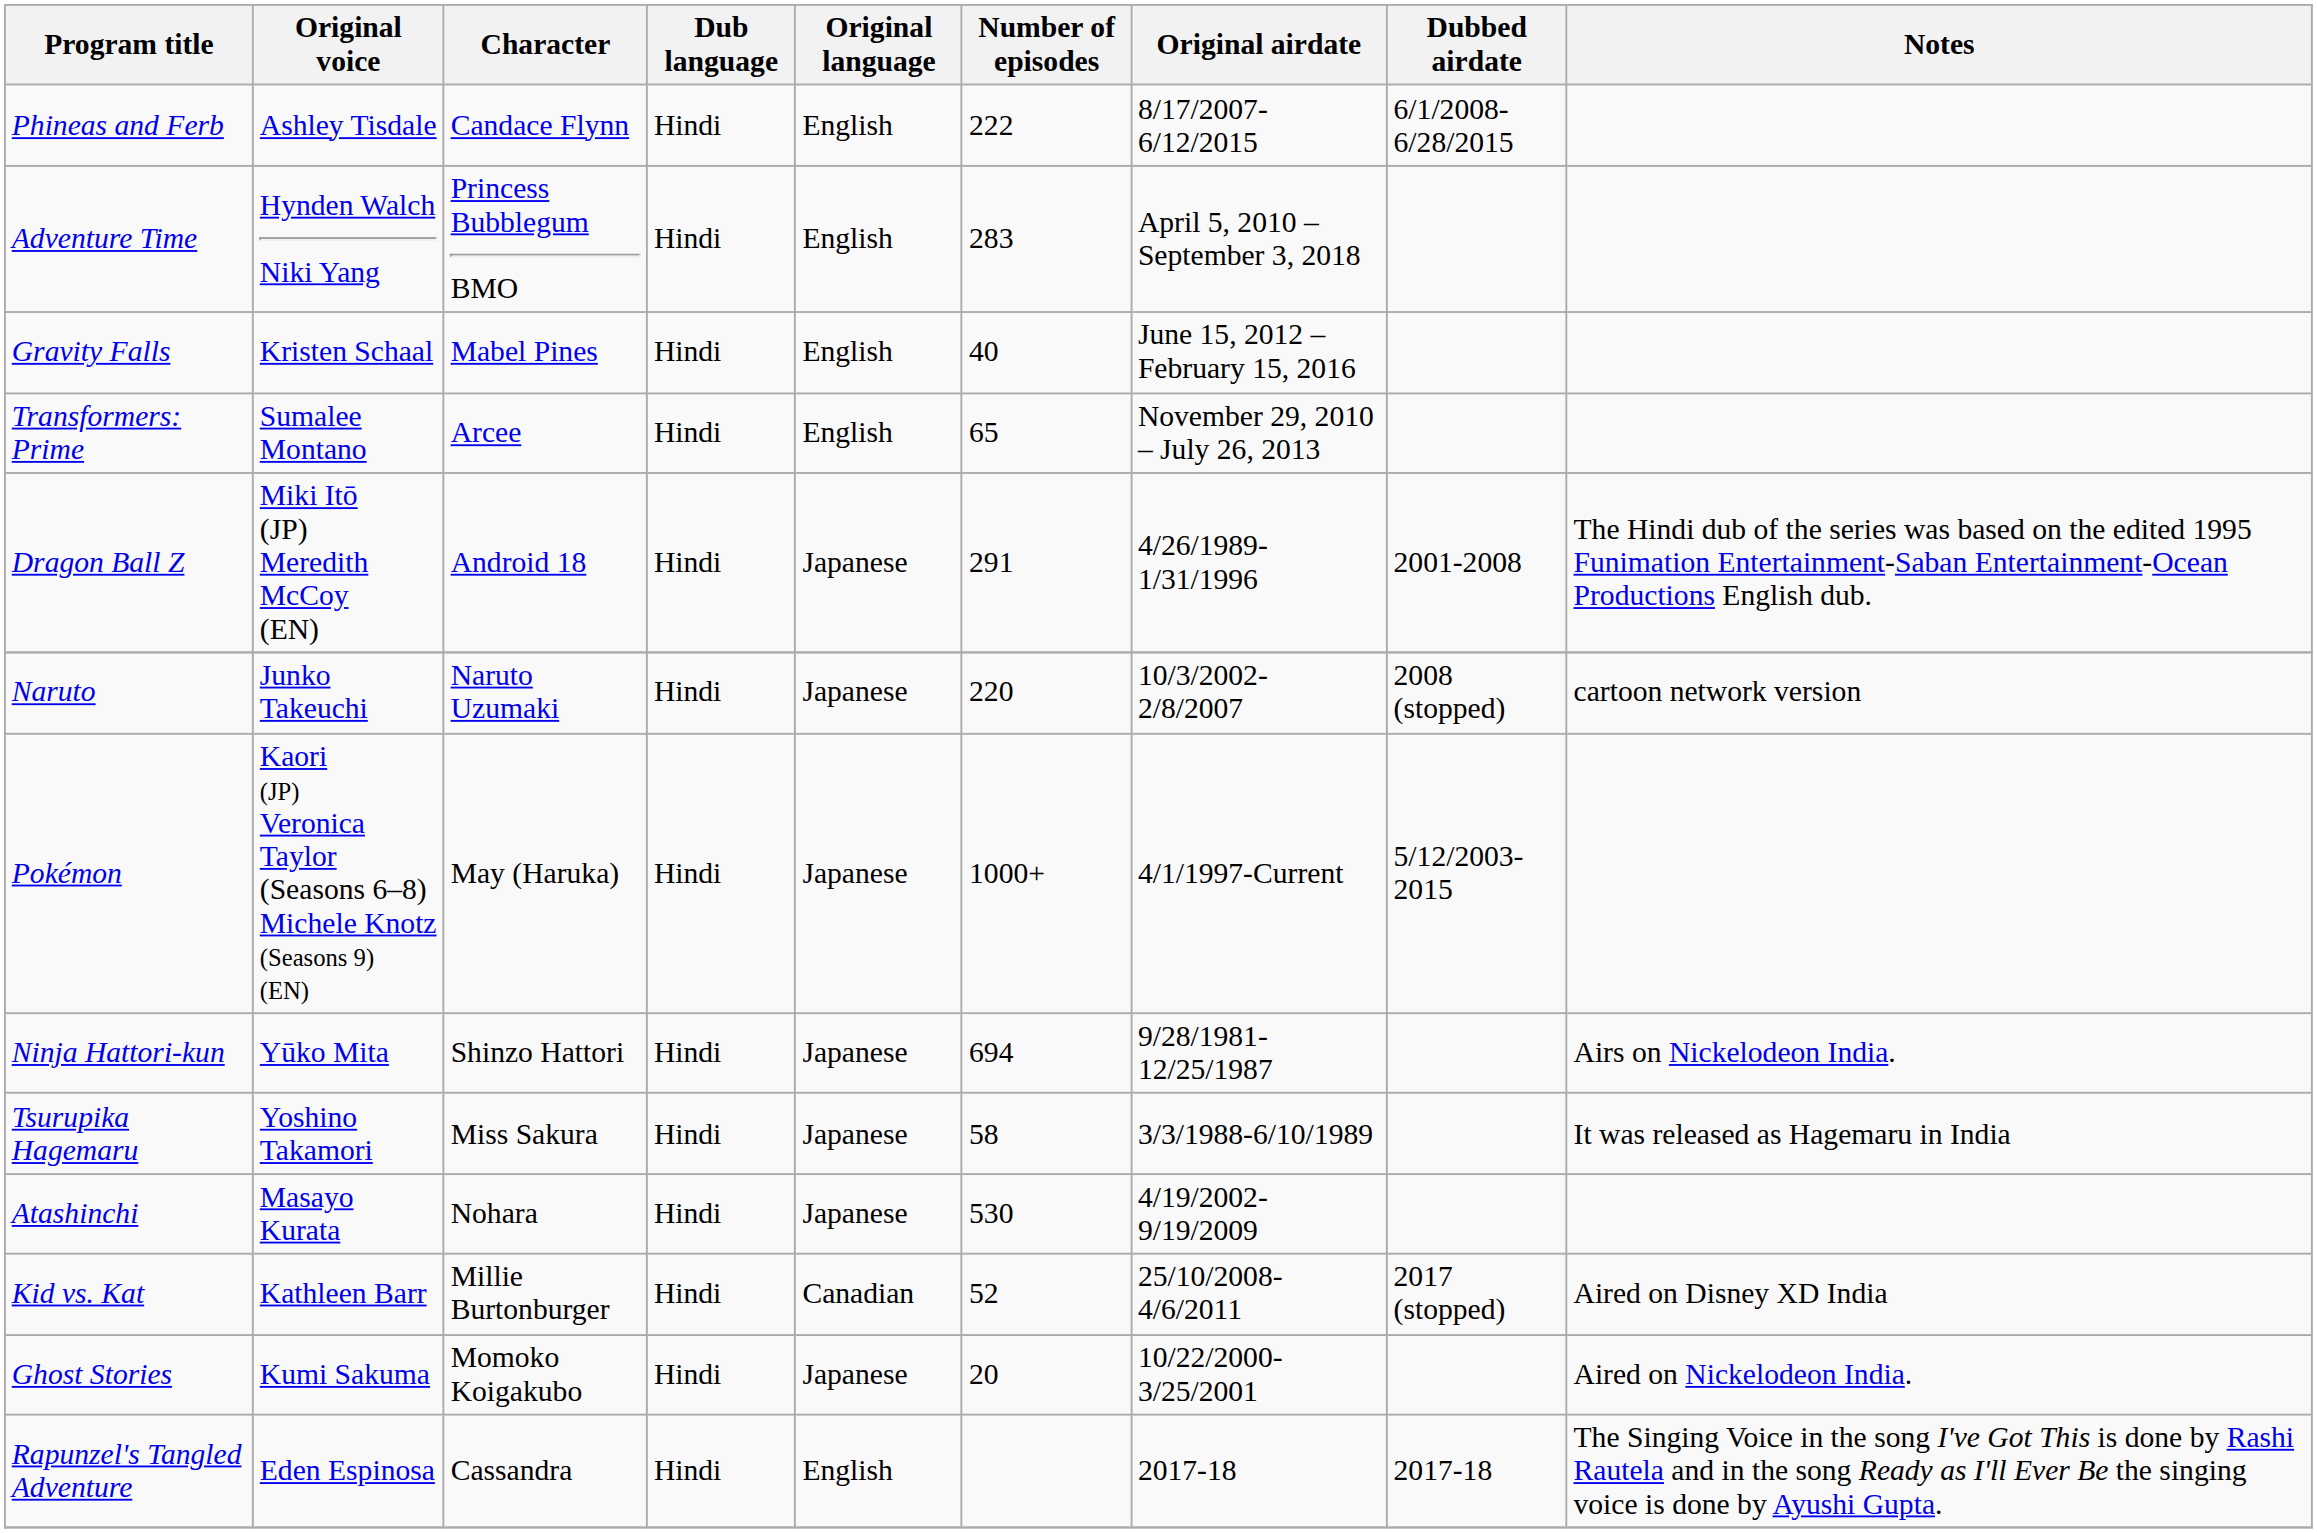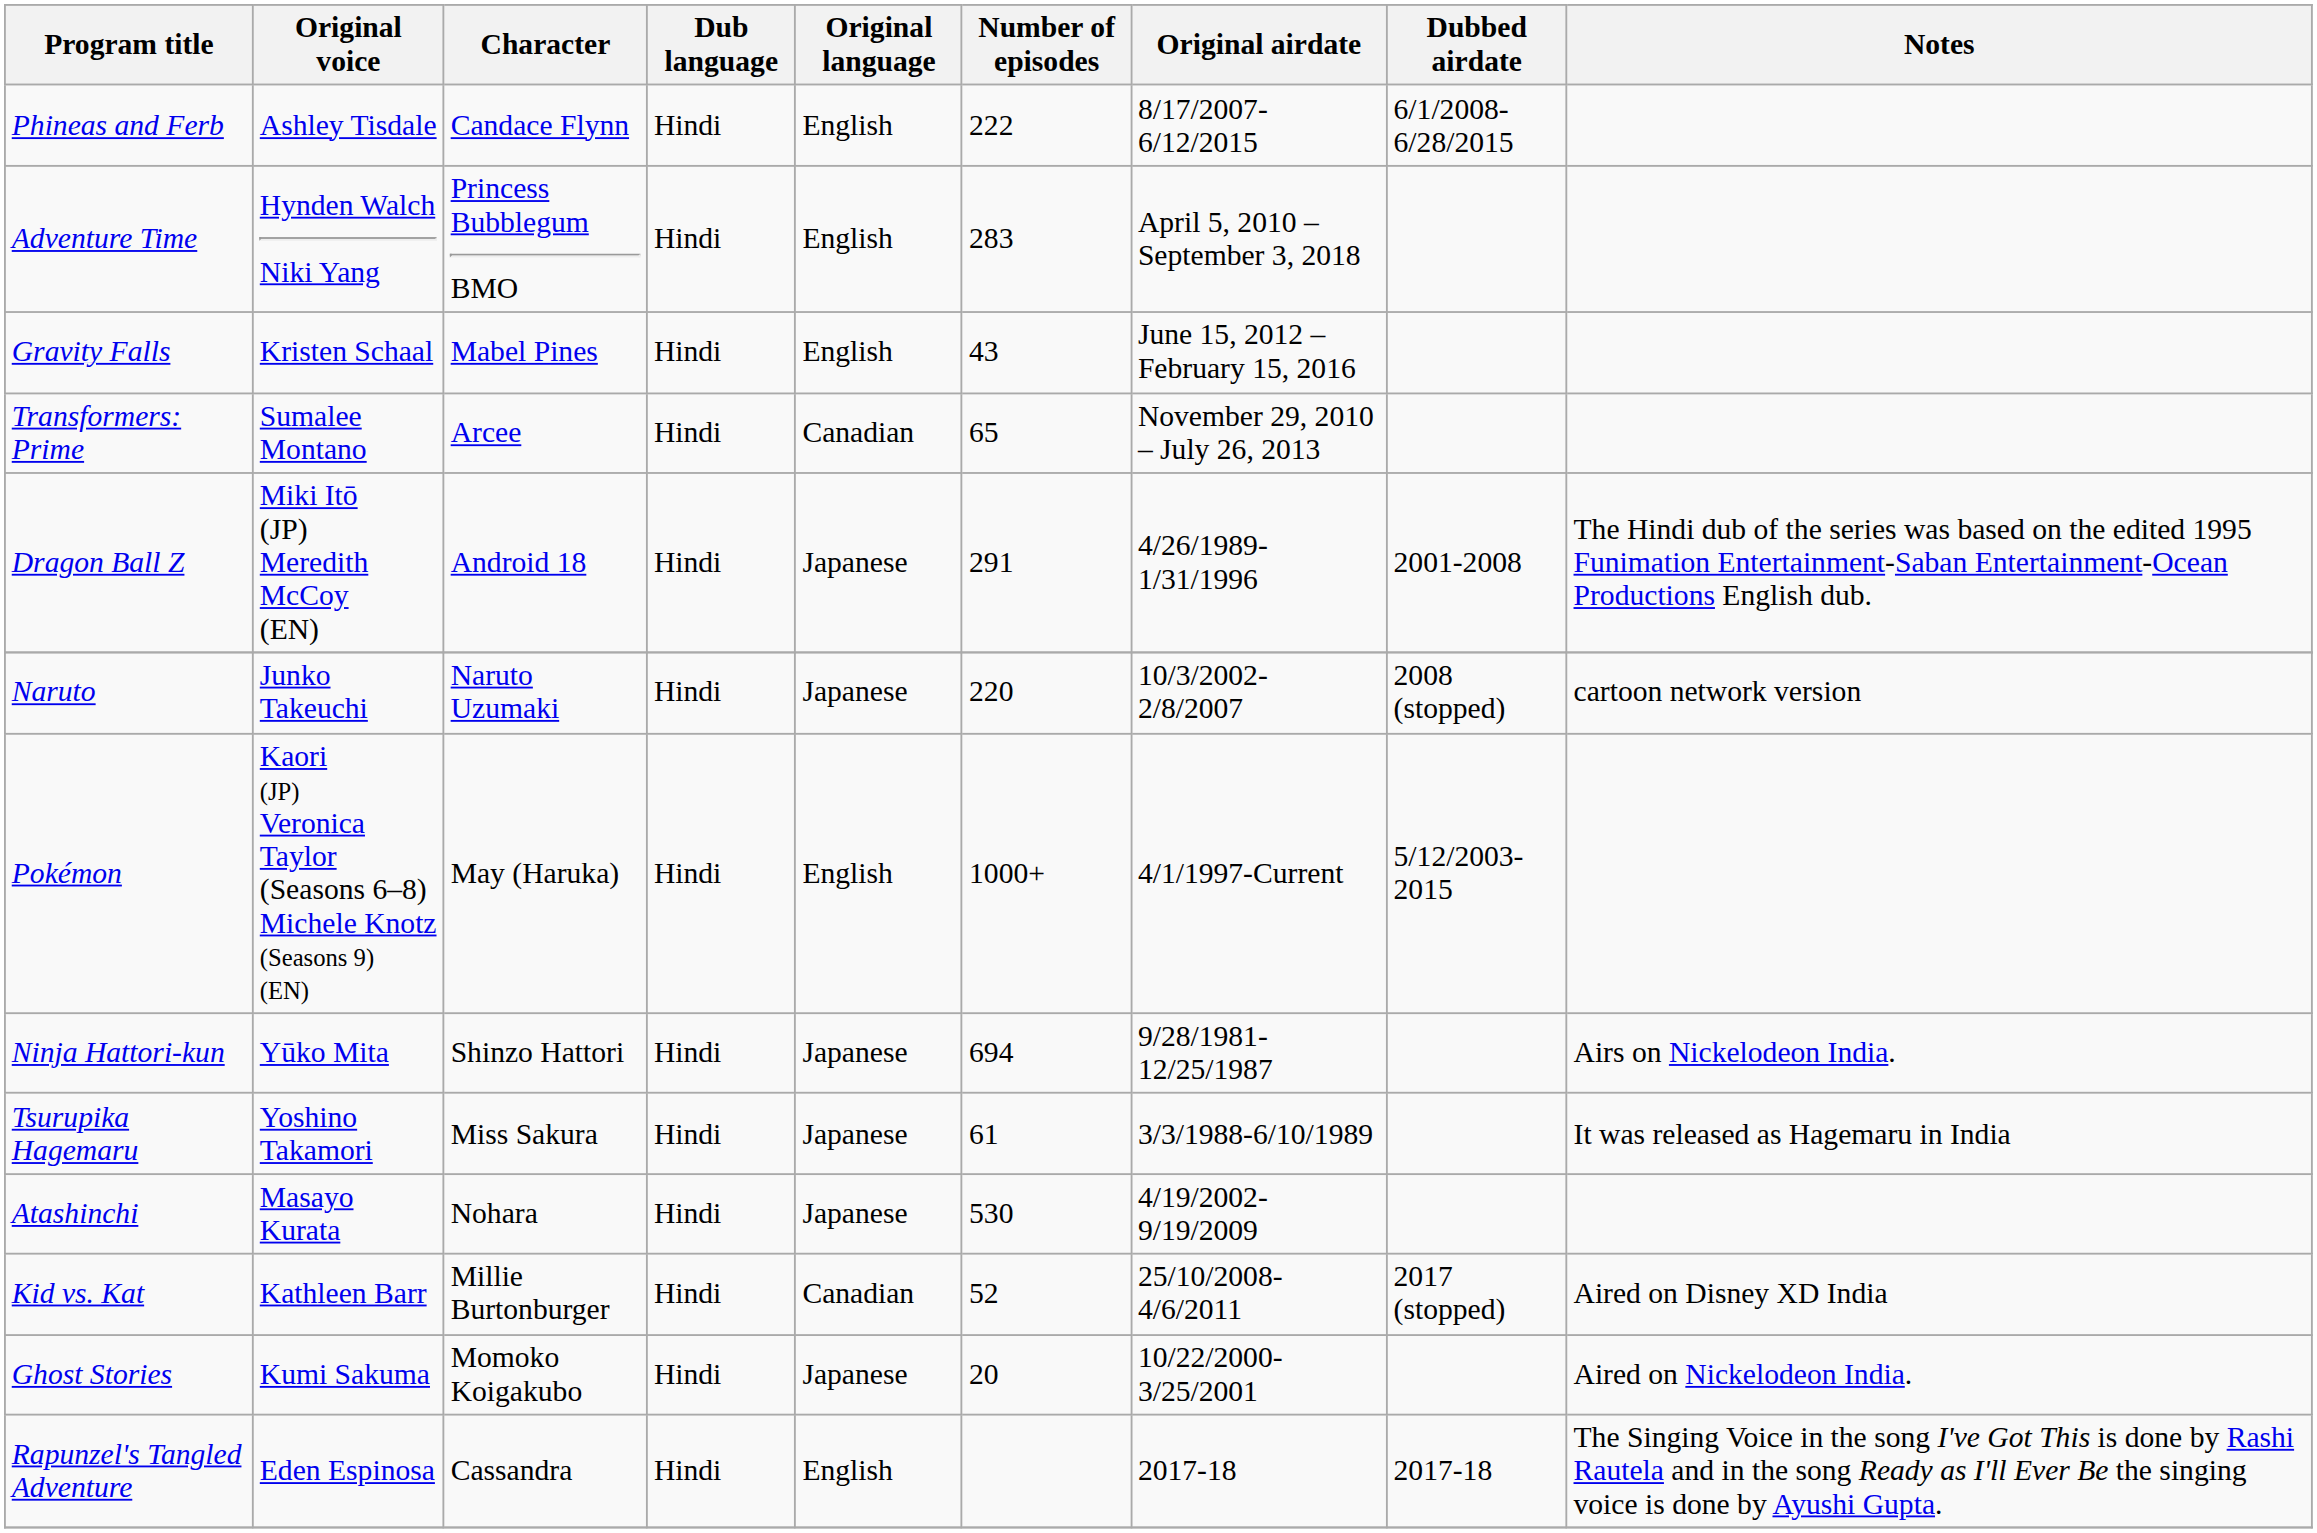(984, 351) 40 -> (984, 351) 43
(848, 432) English -> (858, 432) Canadian
(855, 872) Japanese -> (848, 872) English
(984, 1133) 58 -> (984, 1133) 61
